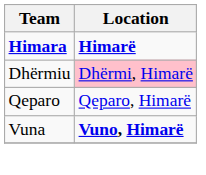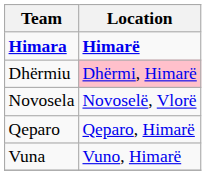+ row: (42, 101)
(131, 128) bold -> (132, 156) normal
